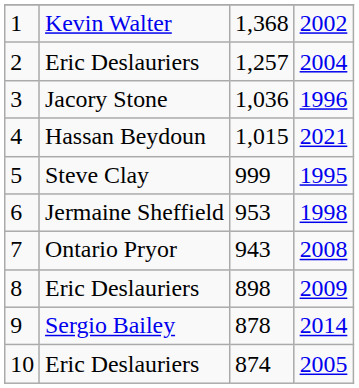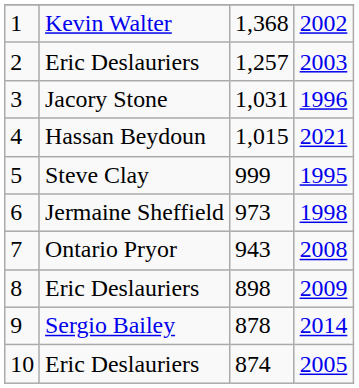(323, 61) 2004 -> (323, 61) 2003
(262, 99) 1,036 -> (262, 99) 1,031
(253, 212) 953 -> (253, 212) 973
